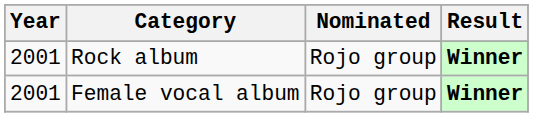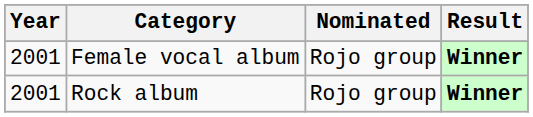rows swapped: (135, 58) <-> (185, 94)
